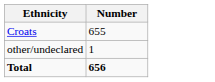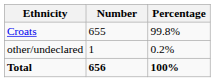+ column: (179, 13)
